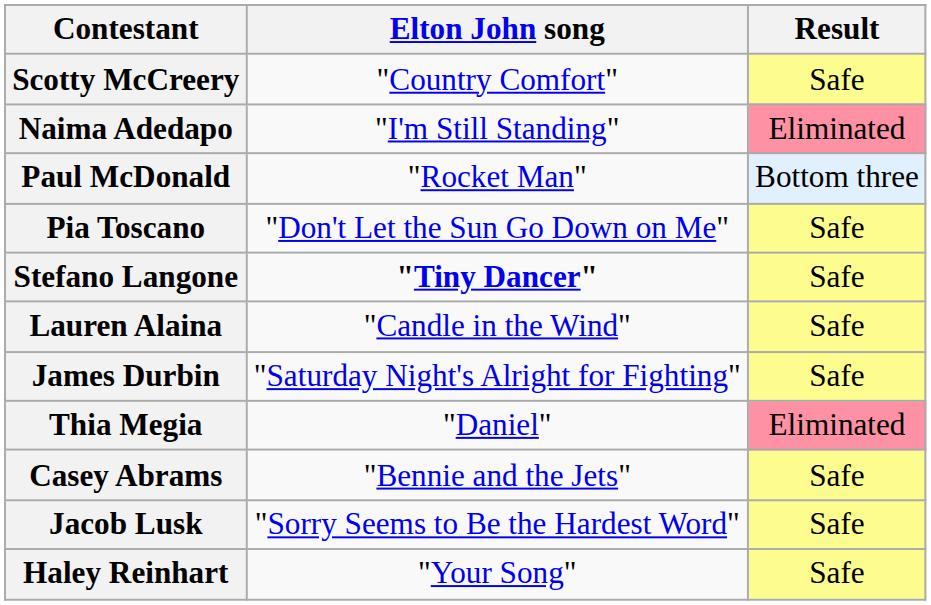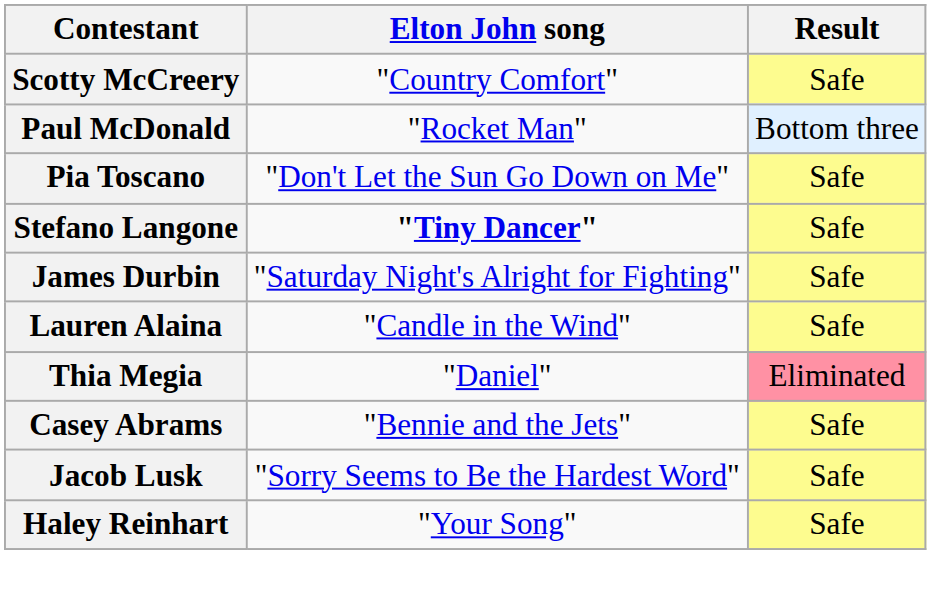- row: (126, 128)
rows swapped: (126, 326) <-> (126, 375)
